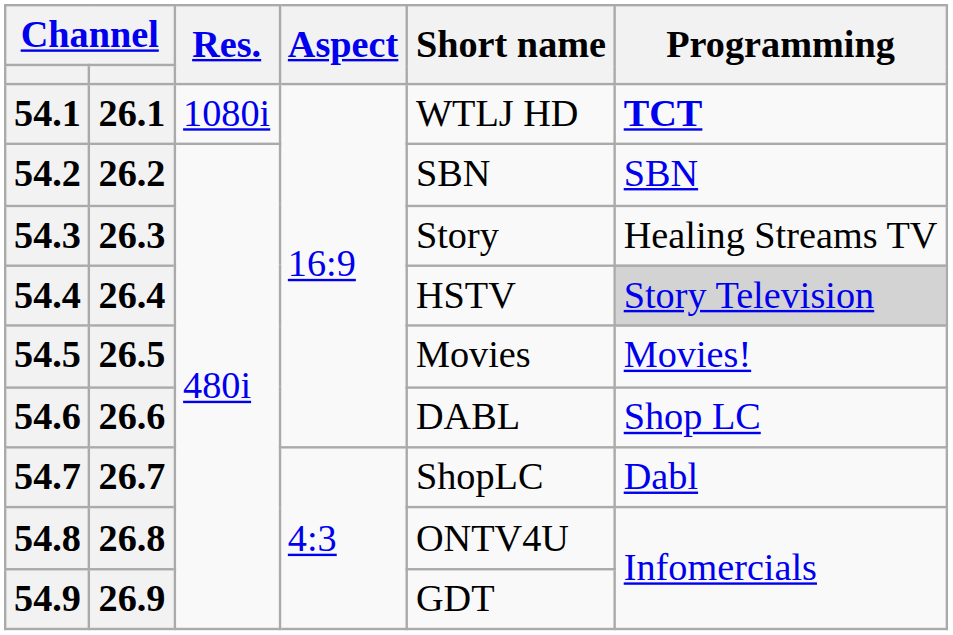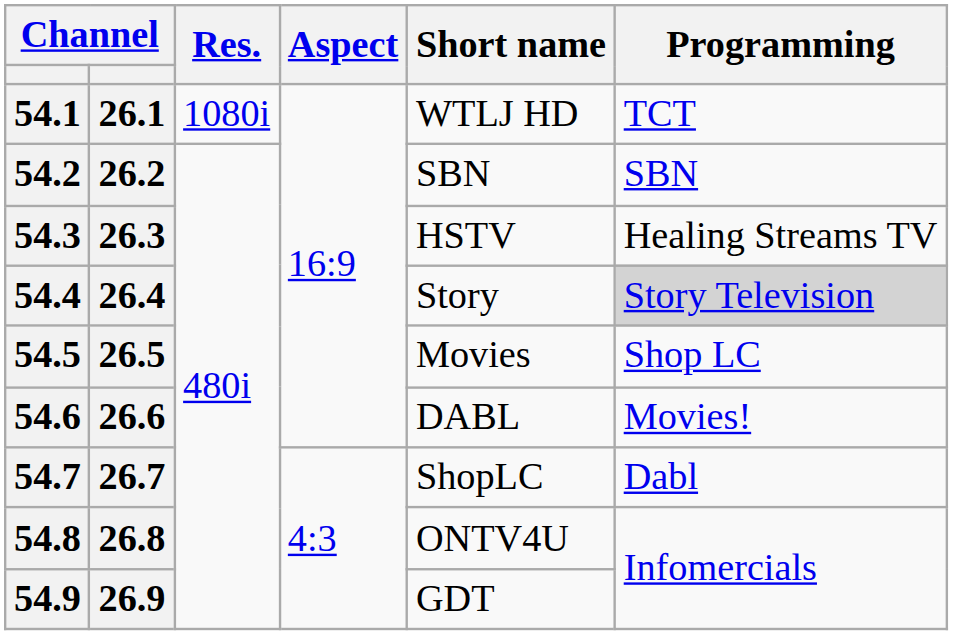(663, 113) bold -> (660, 113) normal
(457, 234) Story -> (466, 234) HSTV
(466, 295) HSTV -> (457, 295) Story
(687, 355) Movies! -> (692, 355) Shop LC
(692, 416) Shop LC -> (687, 416) Movies!
